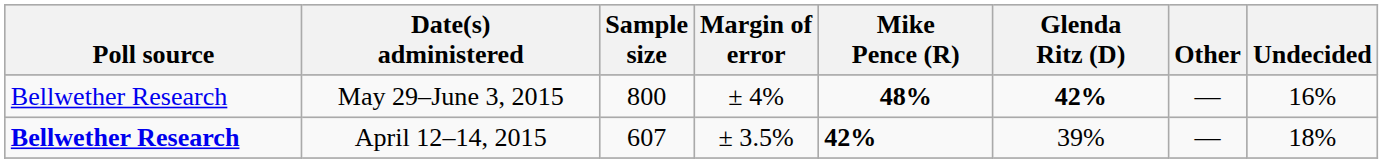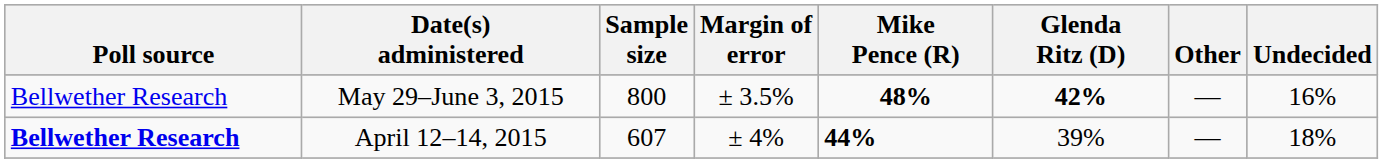(756, 95) ± 4% -> (756, 95) ± 3.5%
(756, 137) ± 3.5% -> (756, 137) ± 4%
(850, 137) 42% -> (850, 137) 44%
